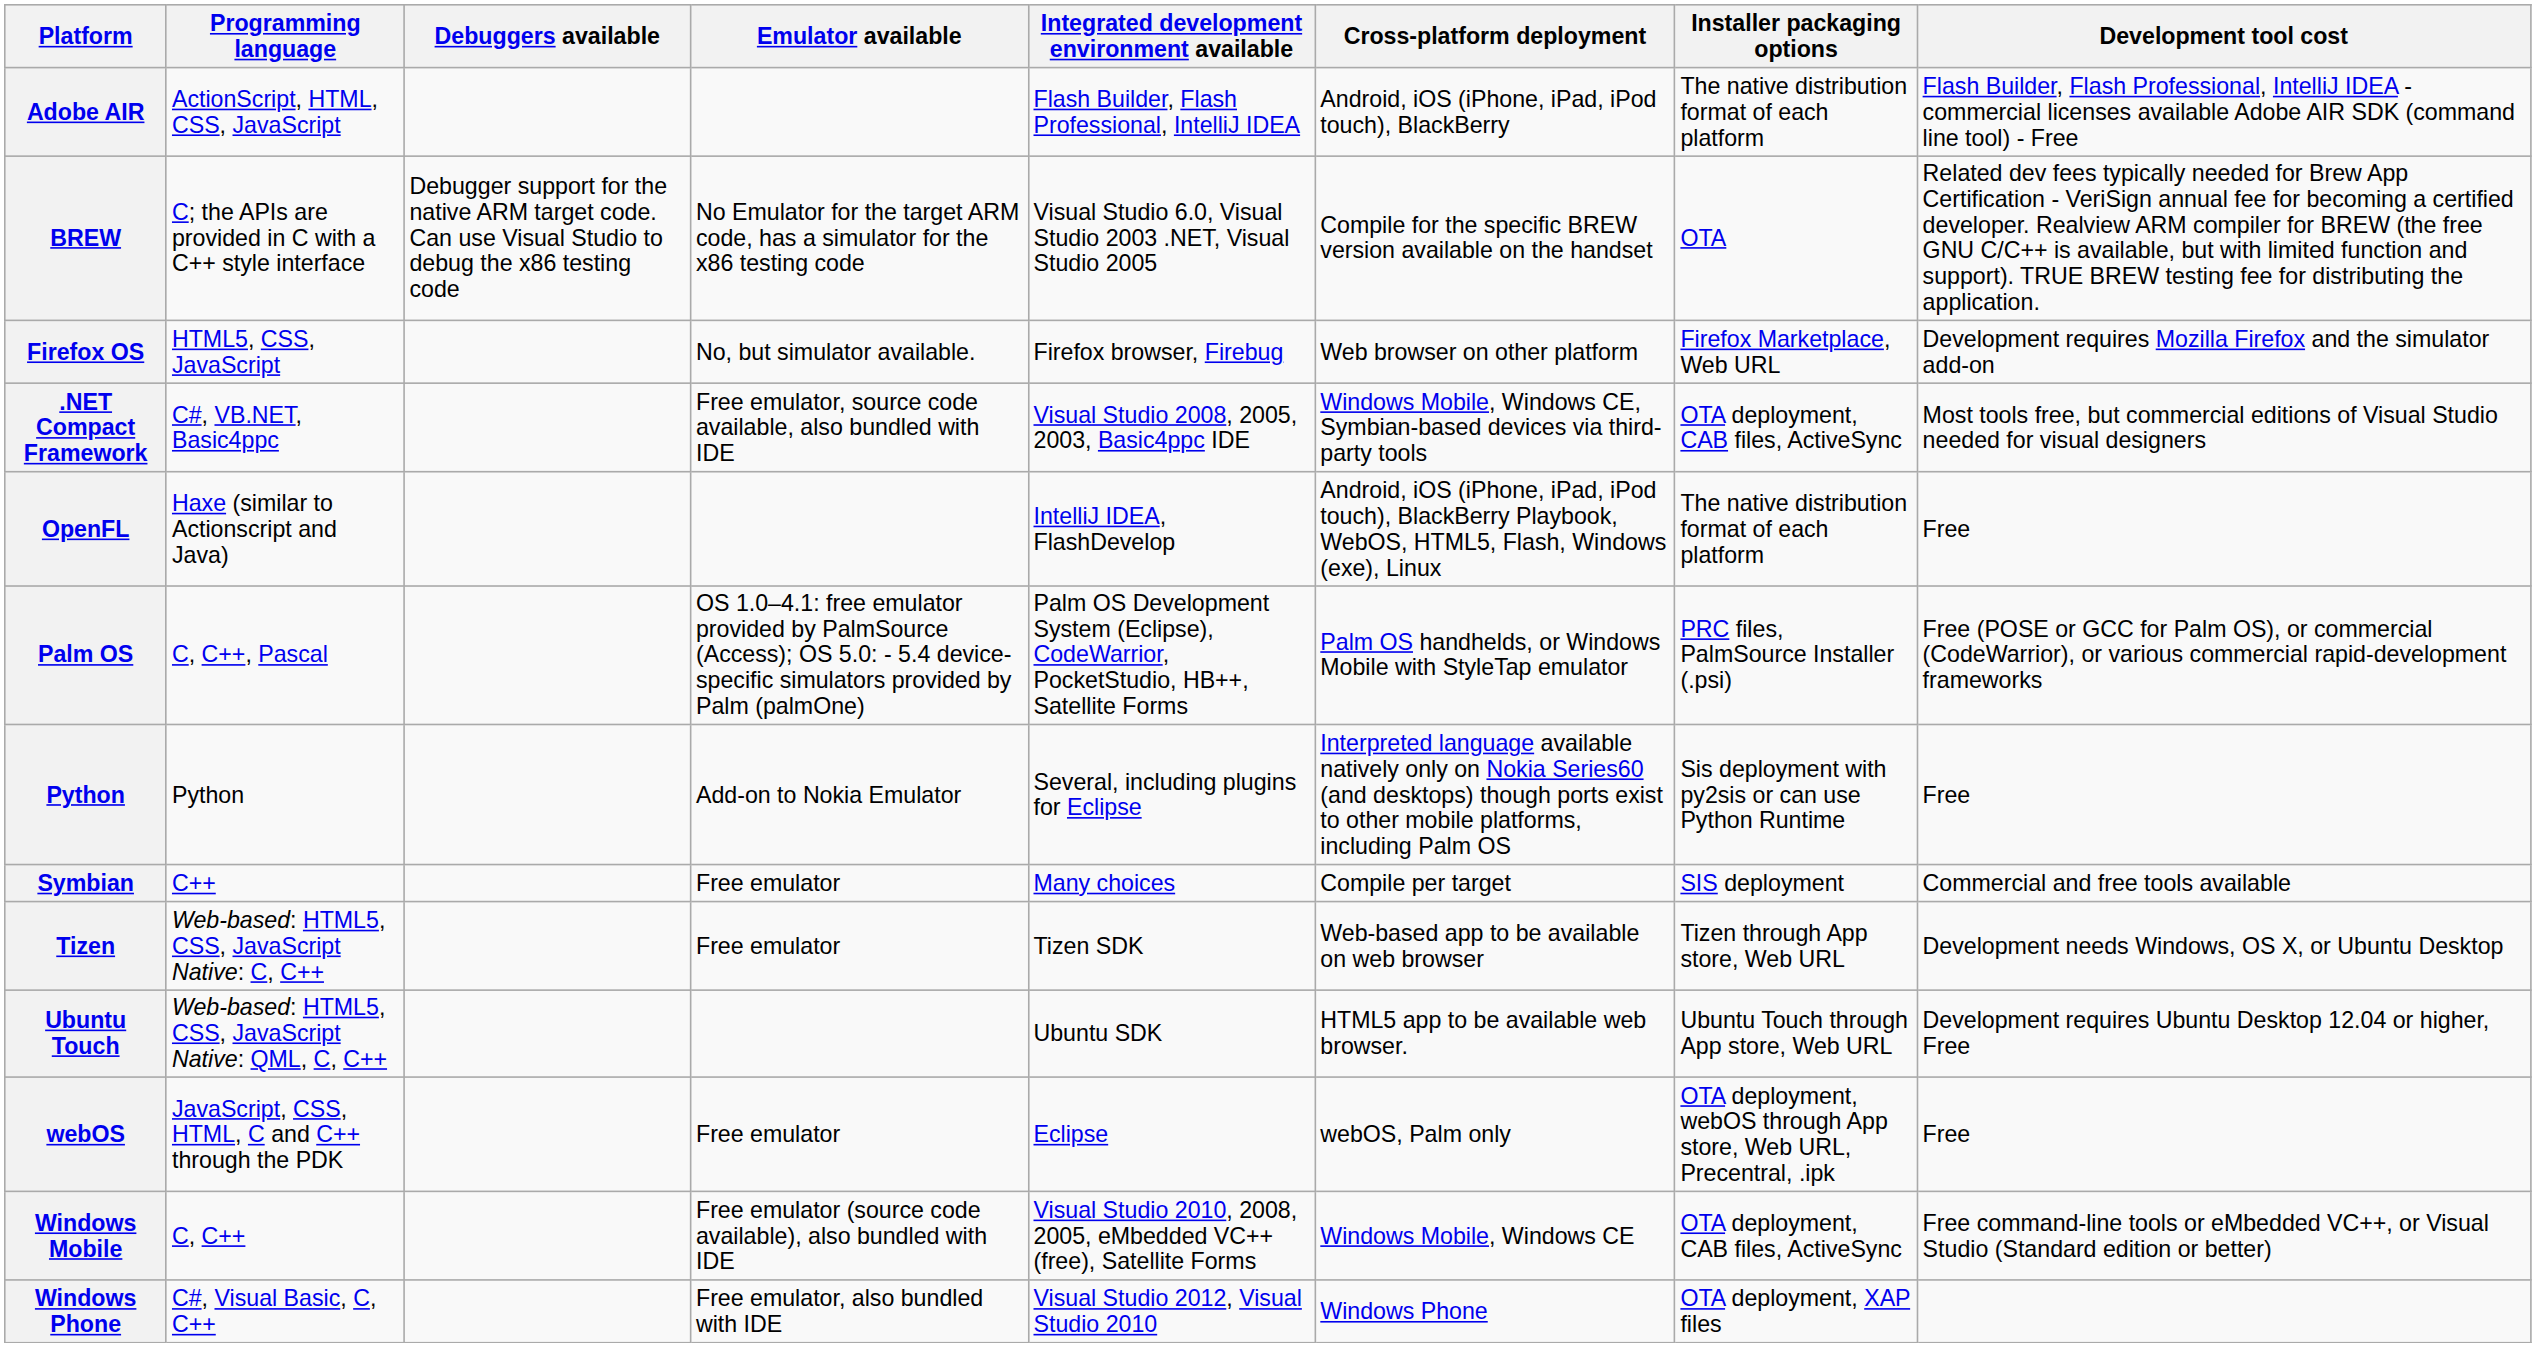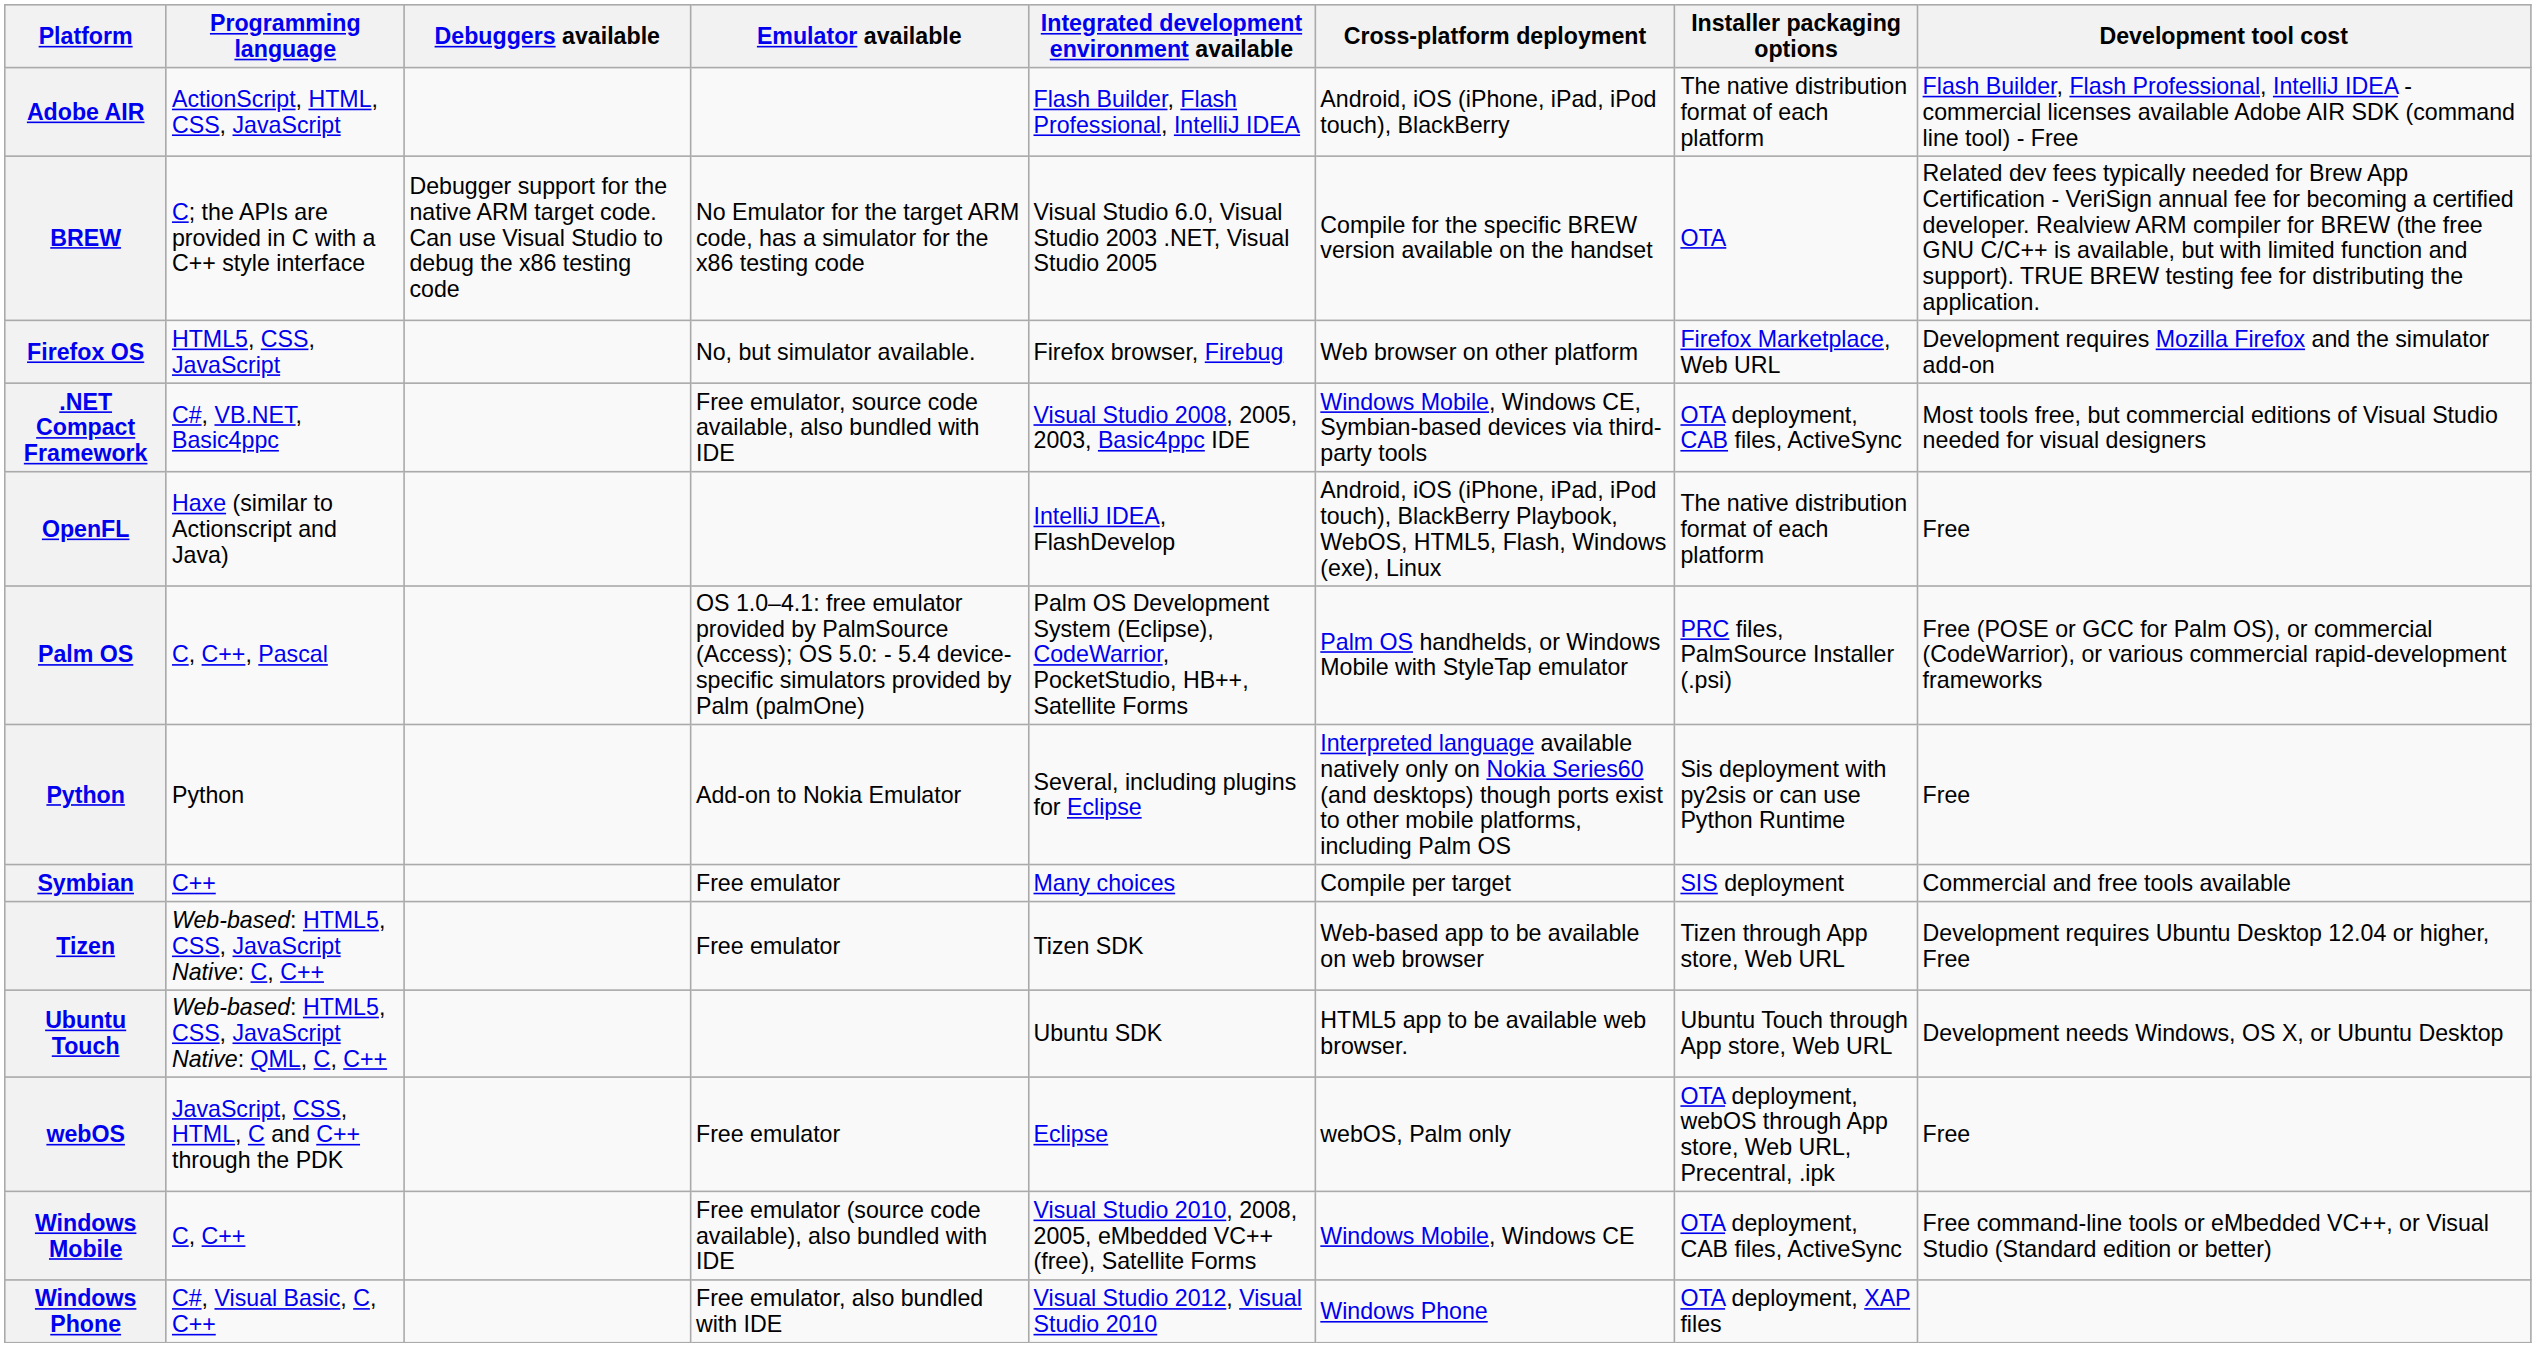(2213, 946) Development needs Windows, OS X, or Ubuntu Desktop -> (2206, 946) Development requires Ubuntu Desktop 12.04 or higher, Free
(2206, 1034) Development requires Ubuntu Desktop 12.04 or higher, Free -> (2213, 1034) Development needs Windows, OS X, or Ubuntu Desktop
